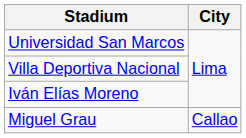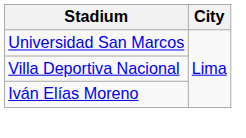- row: (52, 119)
